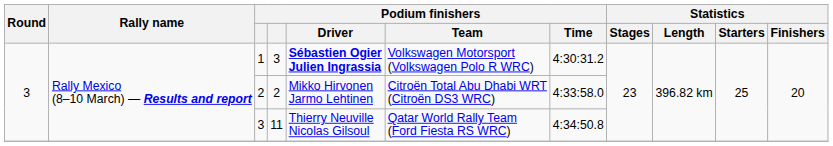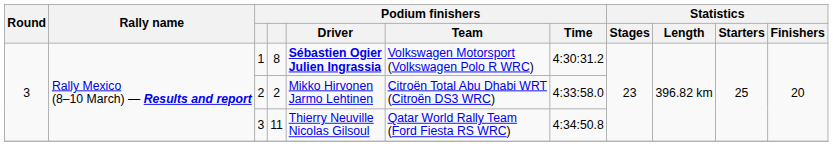(277, 59) 3 -> (277, 59) 8
